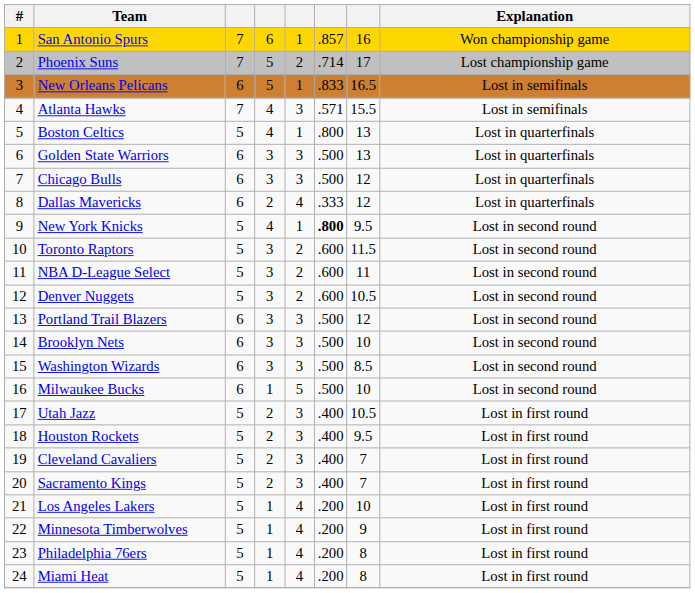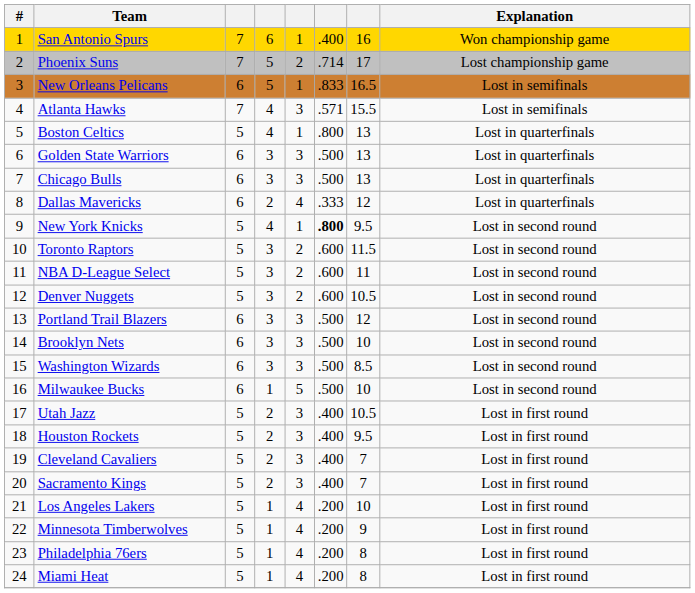(331, 39) .857 -> (331, 39) .400
(363, 179) 12 -> (363, 179) 13
